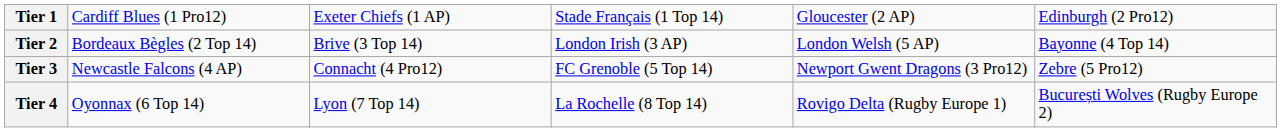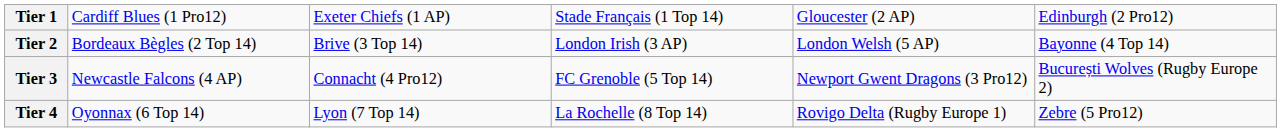(1091, 69) Zebre (5 Pro12) -> (1148, 78) București Wolves (Rugby Europe 2)
(1148, 104) București Wolves (Rugby Europe 2) -> (1091, 113) Zebre (5 Pro12)
